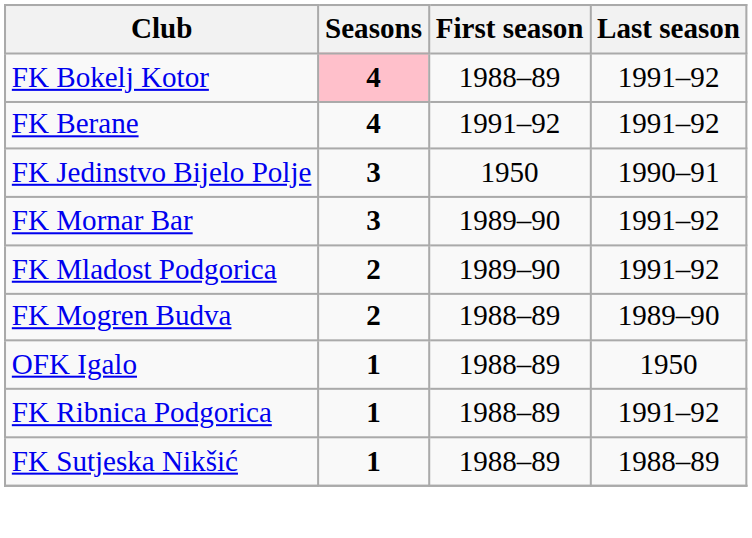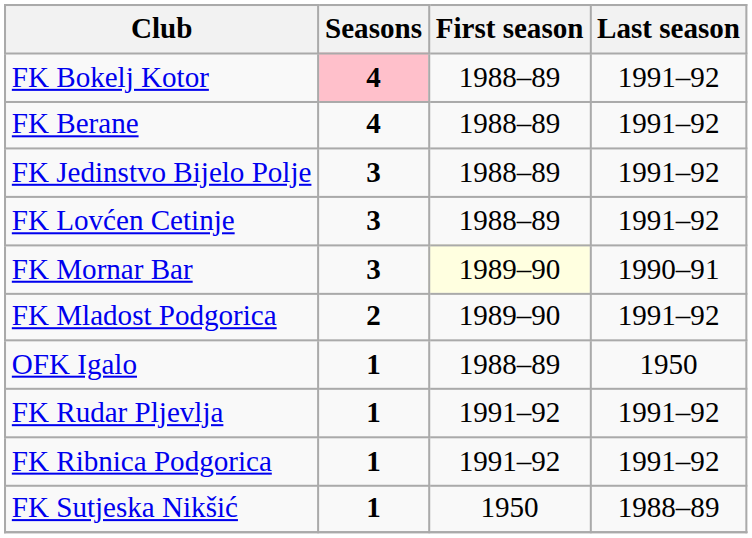(510, 124) 1991–92 -> (510, 124) 1988–89
(510, 172) 1950 -> (510, 172) 1988–89
(669, 172) 1990–91 -> (669, 172) 1991–92
+ row: (123, 220)
(510, 220) no background -> (510, 268) lightyellow background
(669, 220) 1991–92 -> (669, 268) 1990–91
- row: (122, 316)
+ row: (118, 412)
(510, 412) 1988–89 -> (510, 460) 1991–92
(510, 460) 1988–89 -> (510, 508) 1950
